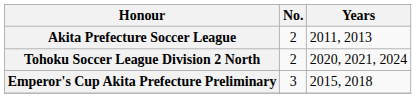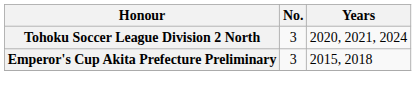- row: (142, 37)
(293, 59) 2 -> (293, 37) 3
